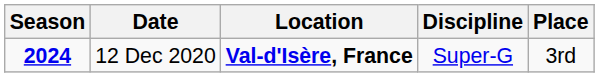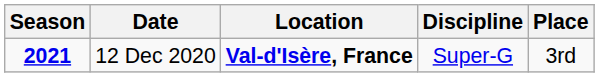(47, 55) 2024 -> (47, 55) 2021
